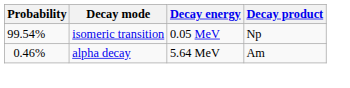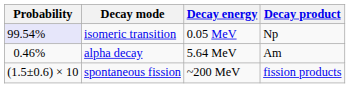(26, 33) no background -> (26, 33) lavender background
+ row: (133, 72)
